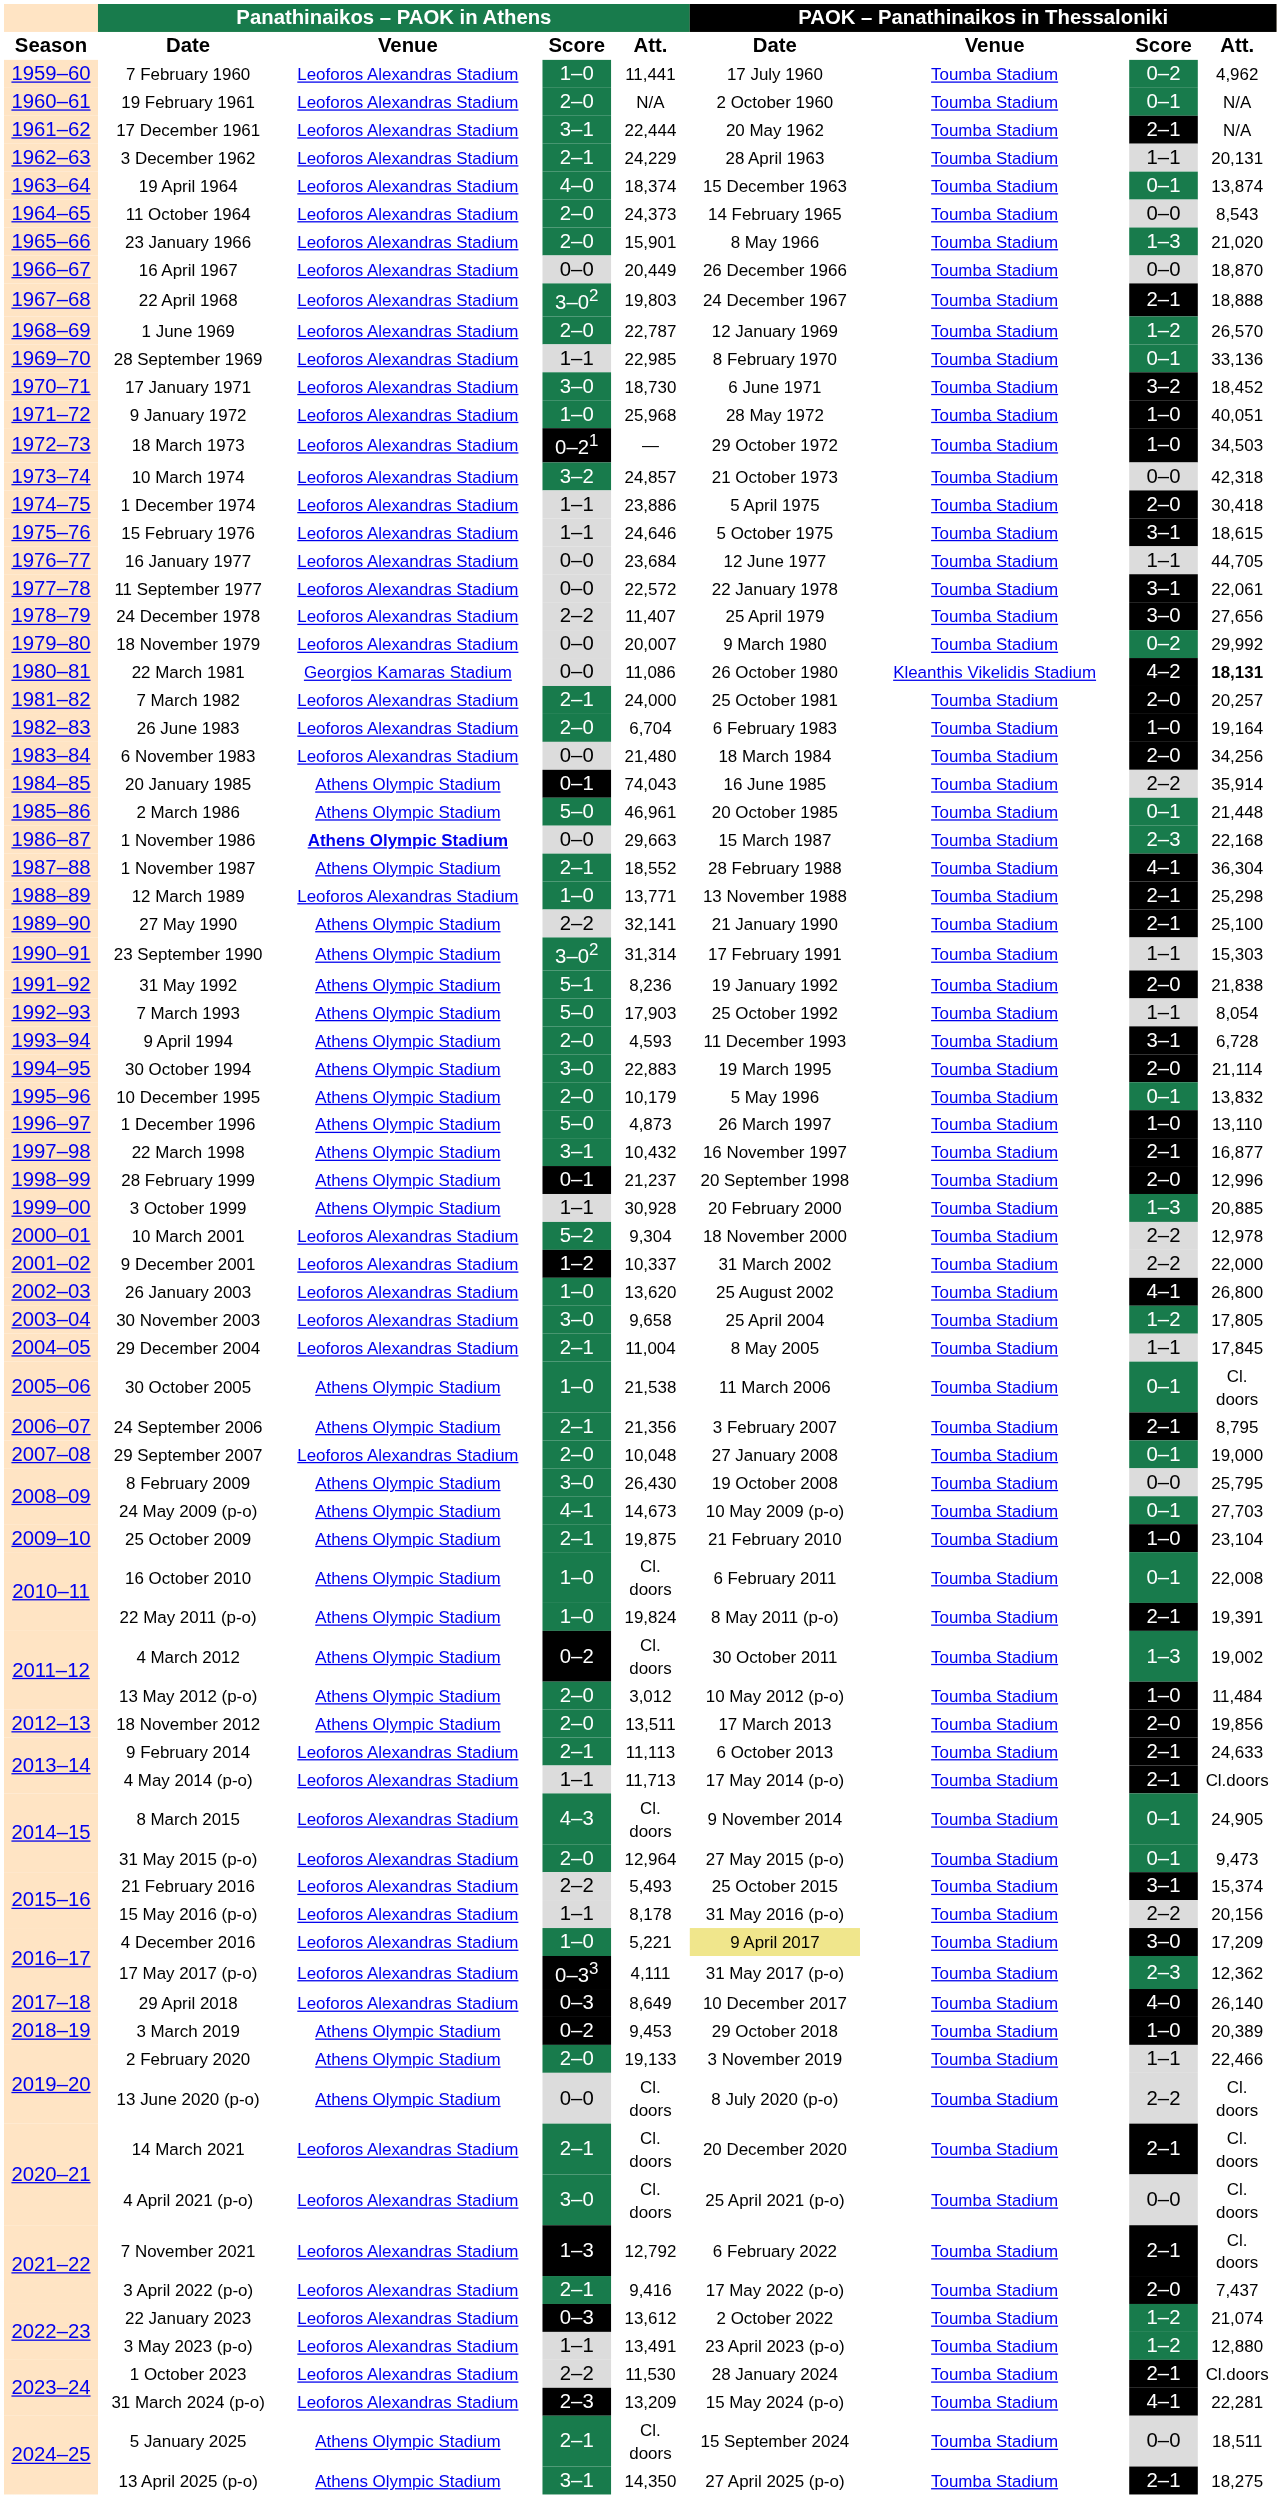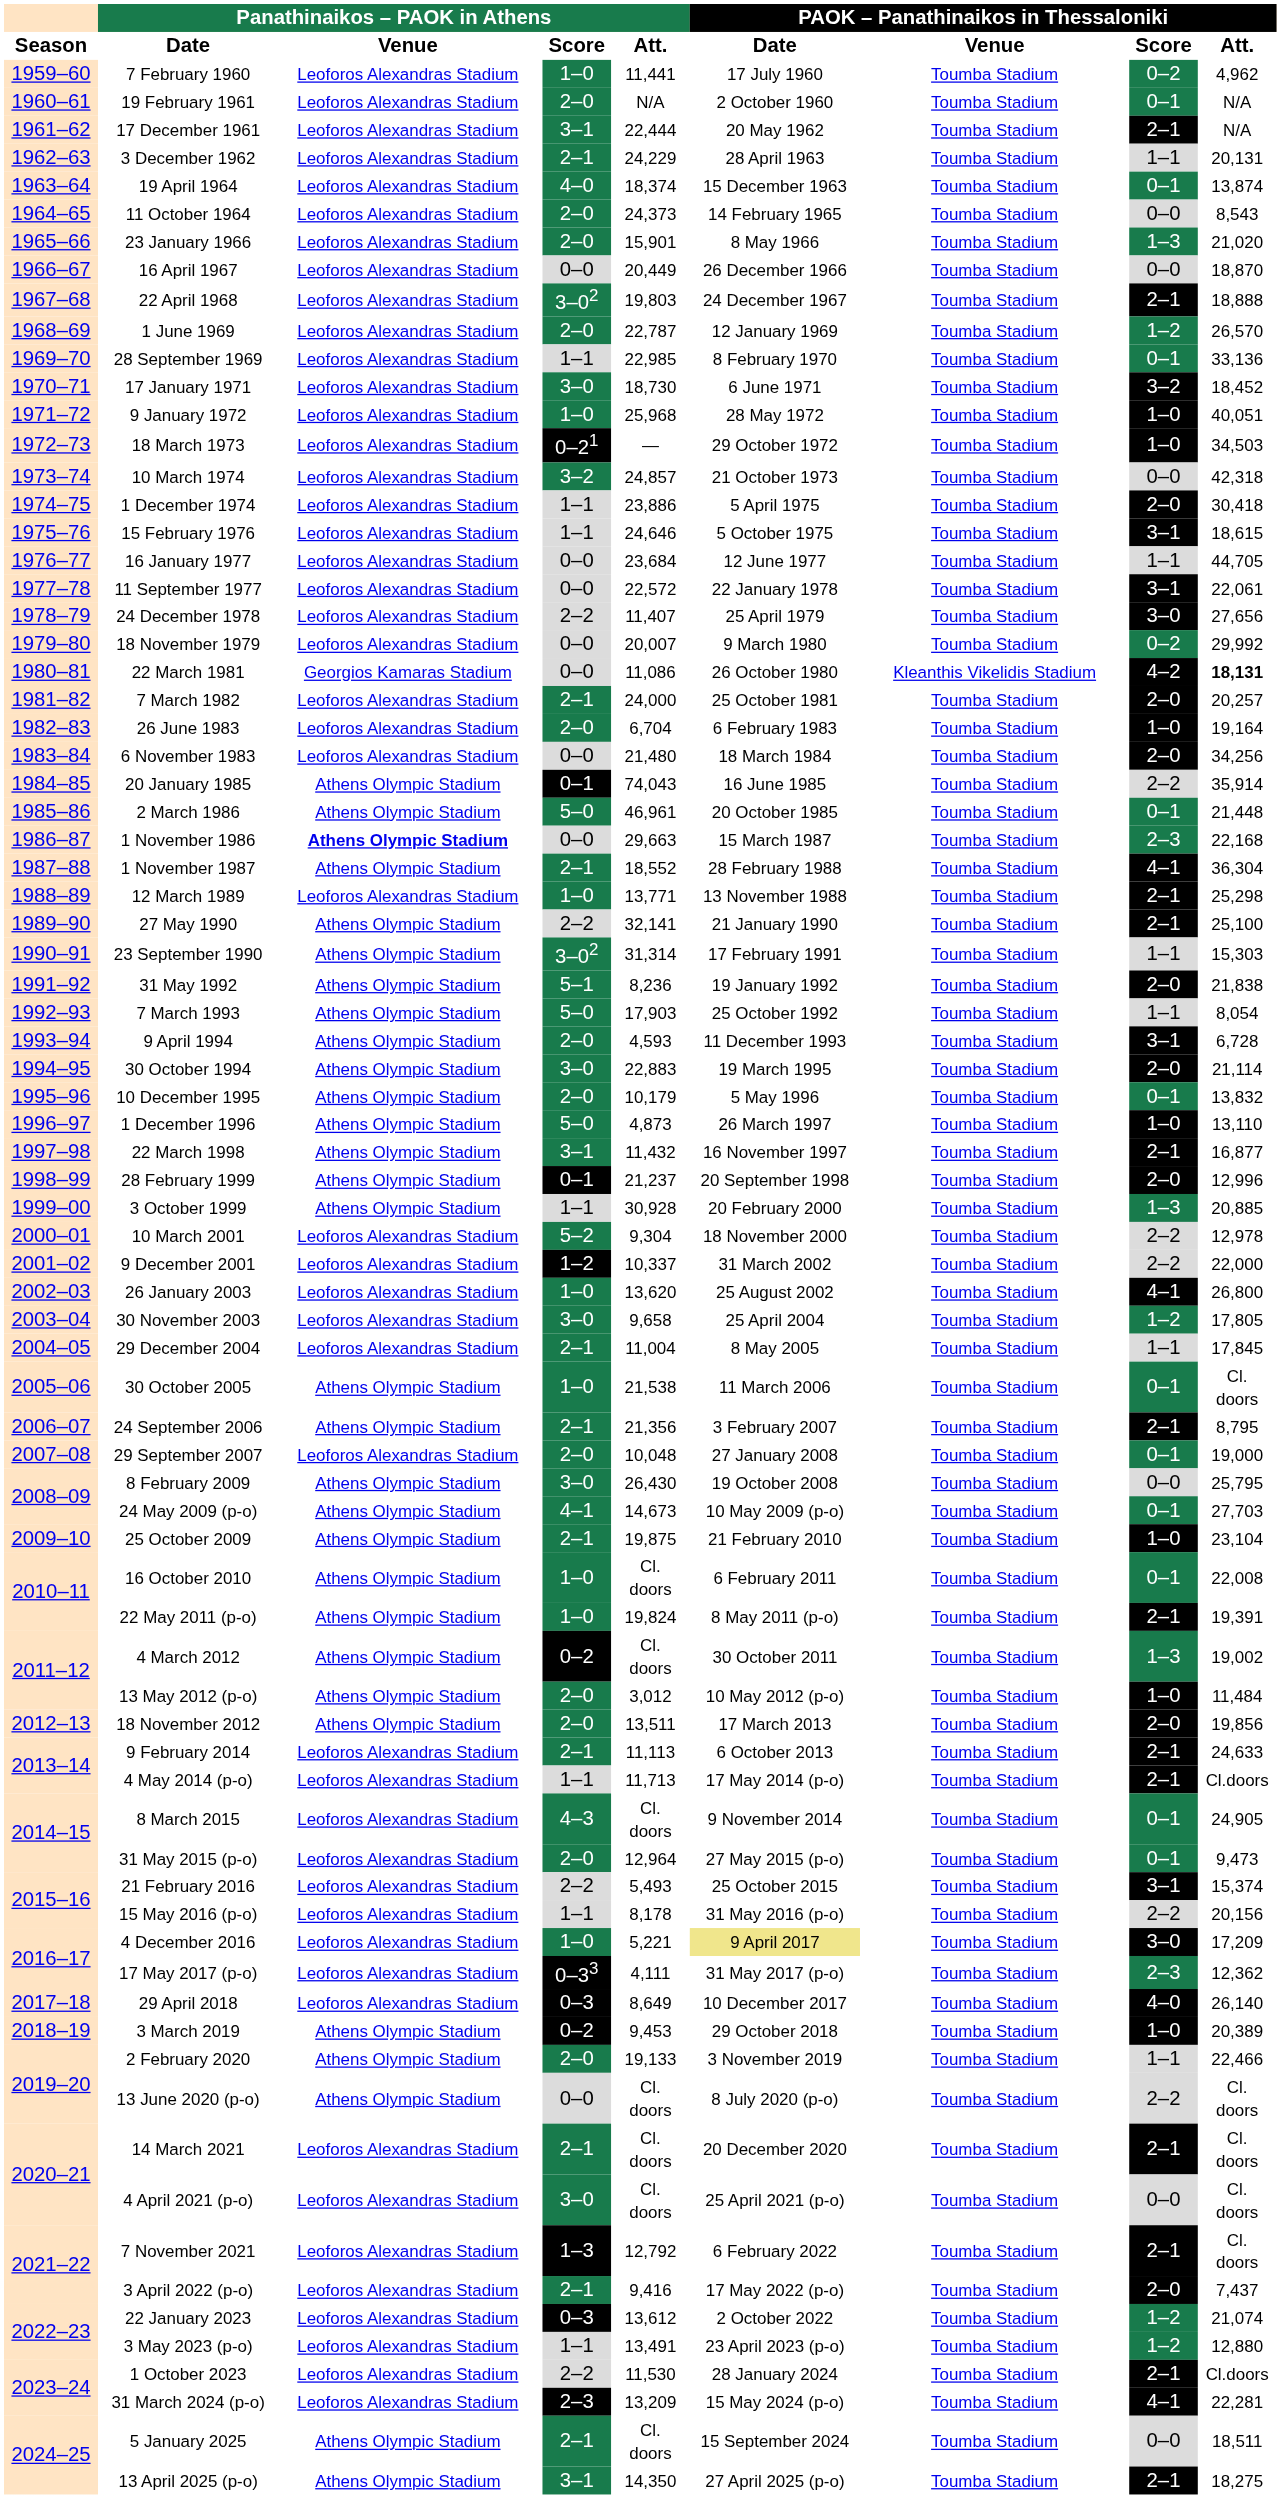(650, 1153) 10,432 -> (650, 1153) 11,432
